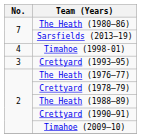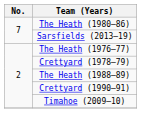- row: (85, 50)
- row: (85, 62)
